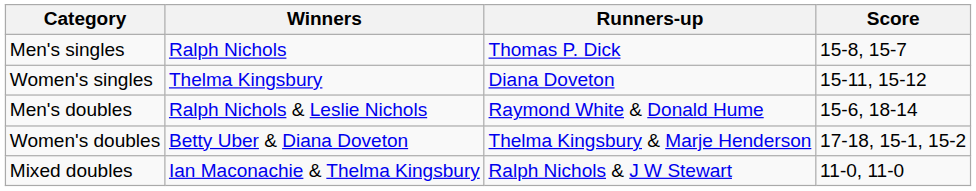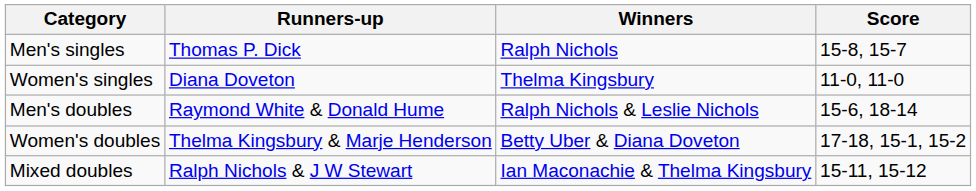columns swapped: (324, 19) <-> (650, 19)
(873, 79) 15-11, 15-12 -> (862, 79) 11-0, 11-0
(862, 170) 11-0, 11-0 -> (873, 170) 15-11, 15-12
